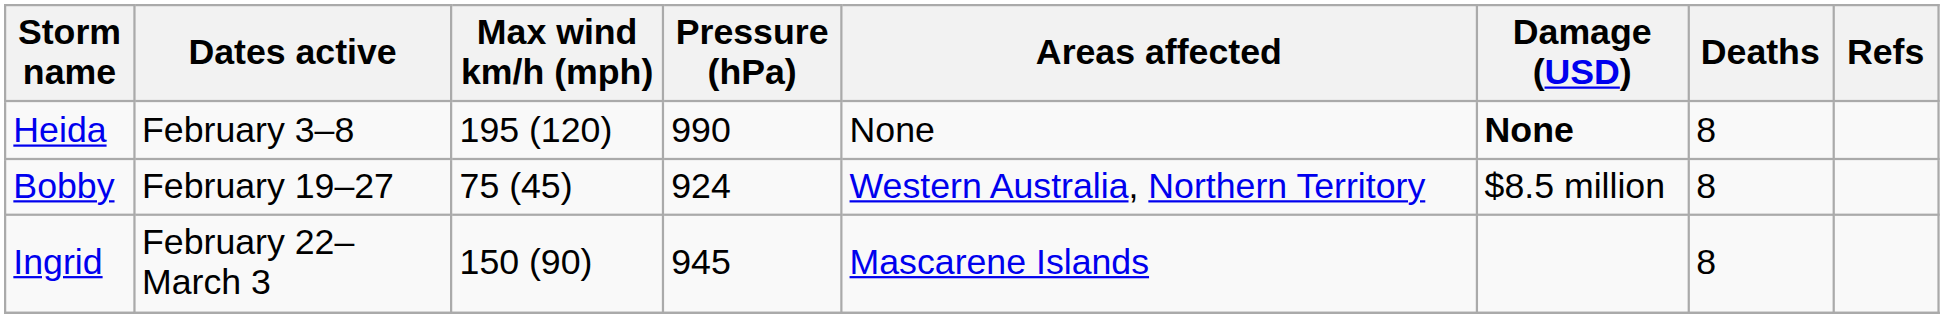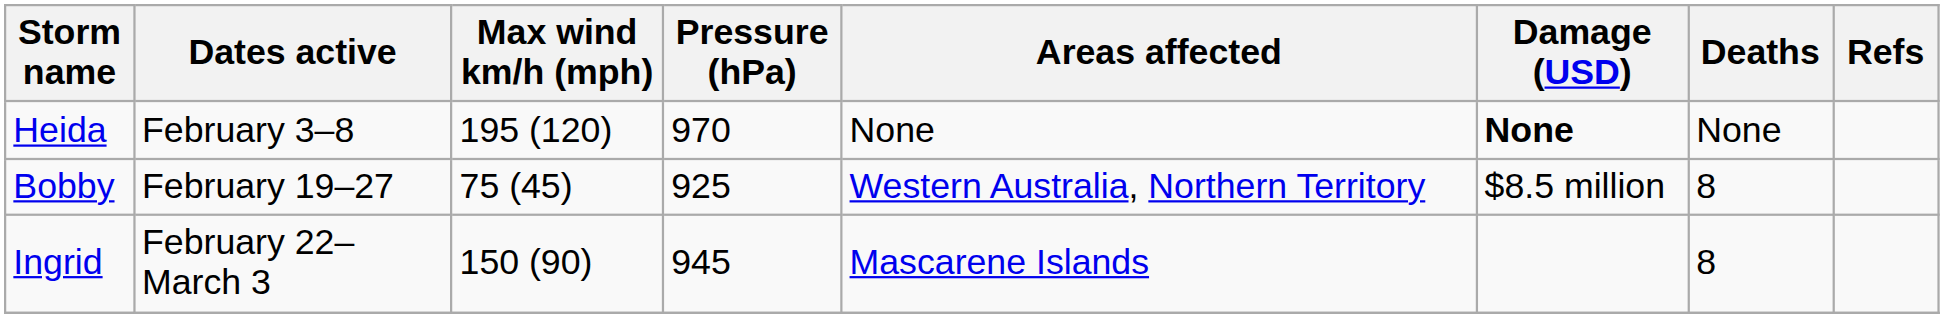(701, 129) 990 -> (701, 129) 970
(1706, 129) 8 -> (1739, 129) None
(701, 186) 924 -> (701, 186) 925
